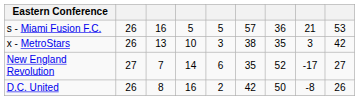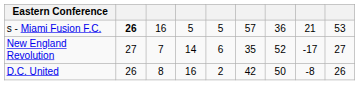(131, 28) normal -> (131, 28) bold
- row: (38, 44)
